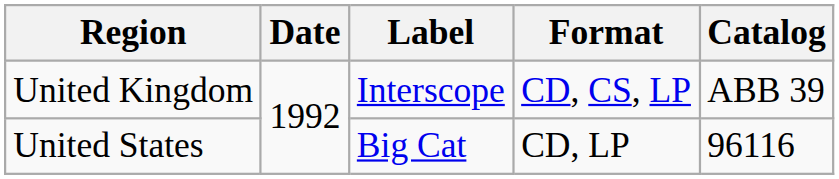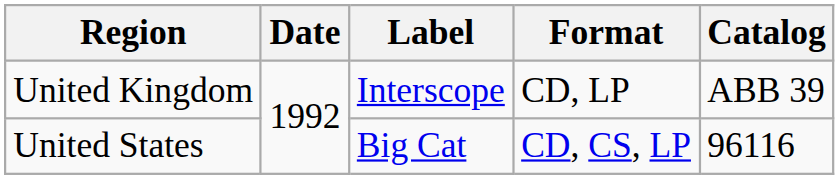(606, 88) CD, CS, LP -> (575, 88) CD, LP
(575, 145) CD, LP -> (606, 145) CD, CS, LP
